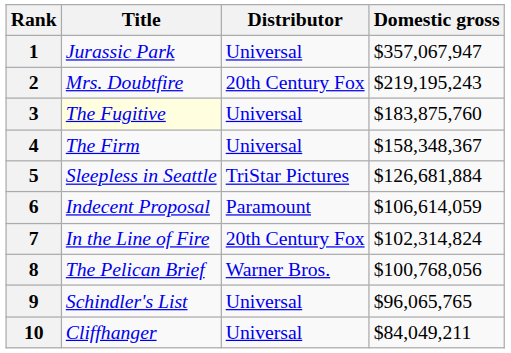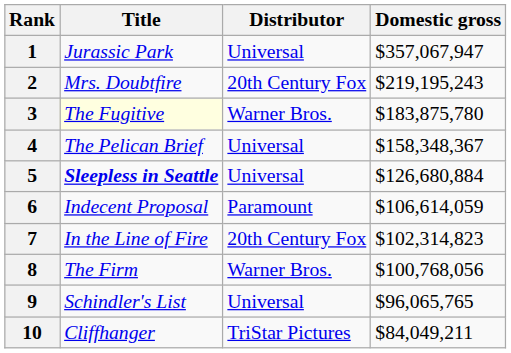(264, 113) Universal -> (280, 113) Warner Bros.
(428, 113) $183,875,760 -> (429, 113) $183,875,780
(103, 144) The Firm -> (134, 144) The Pelican Brief
(141, 176) normal -> (141, 176) bold
(287, 176) TriStar Pictures -> (266, 176) Universal
(428, 176) $126,681,884 -> (429, 176) $126,680,884
(428, 238) $102,314,824 -> (429, 238) $102,314,823
(135, 269) The Pelican Brief -> (101, 269) The Firm
(264, 332) Universal -> (289, 332) TriStar Pictures
